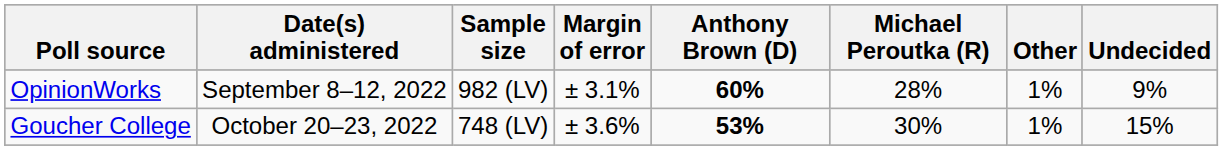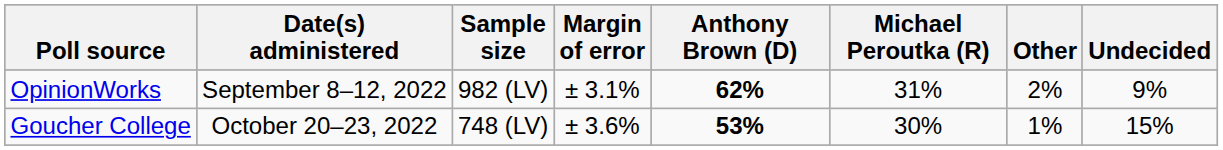(740, 89) 60% -> (740, 89) 62%
(918, 89) 28% -> (918, 89) 31%
(1045, 89) 1% -> (1045, 89) 2%
